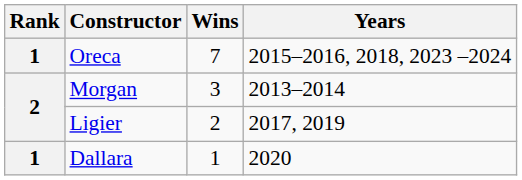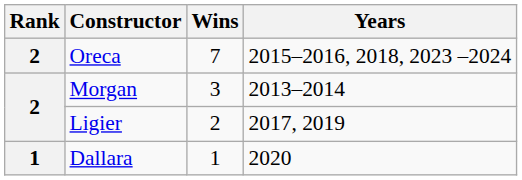(35, 55) 1 -> (35, 55) 2
